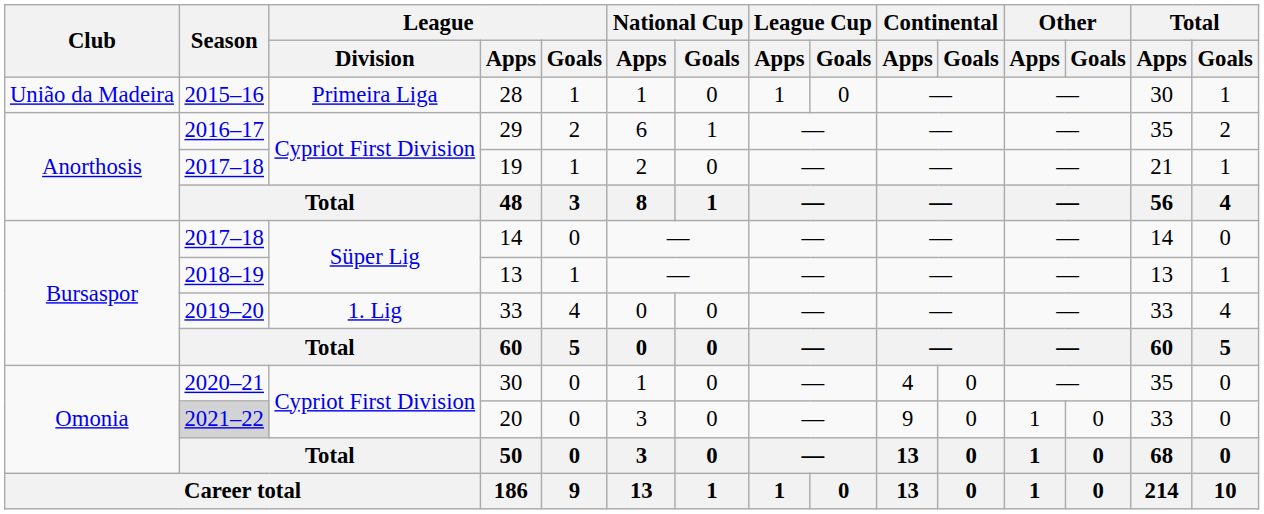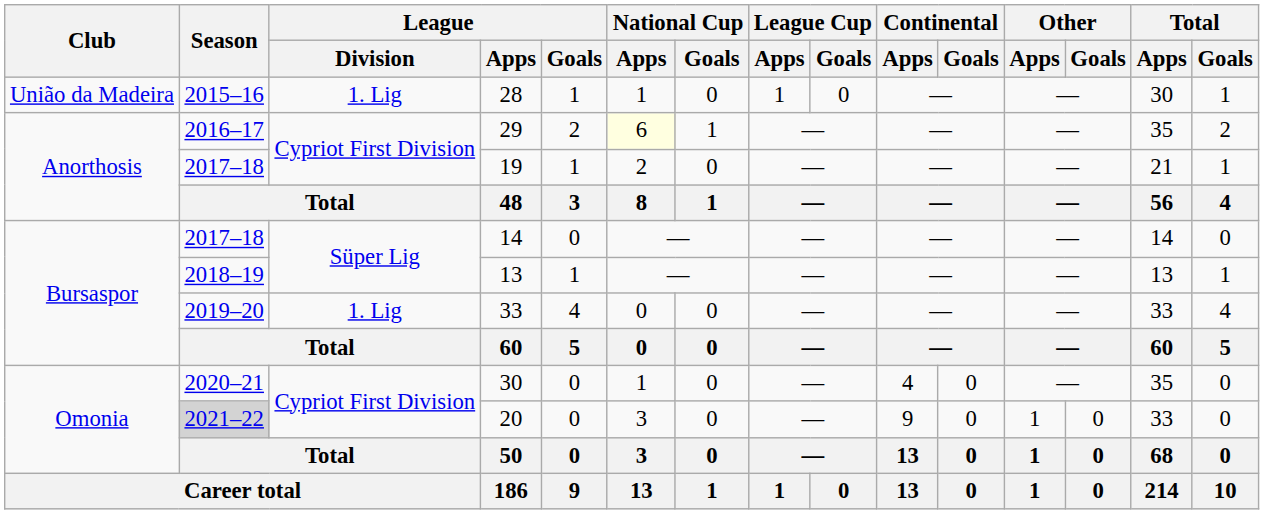(375, 94) Primeira Liga -> (375, 94) 1. Lig
(641, 130) no background -> (641, 130) lightyellow background
